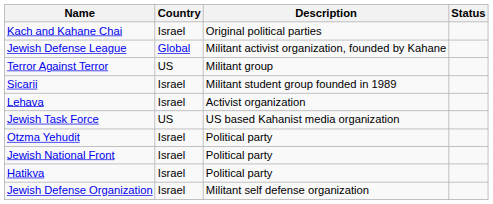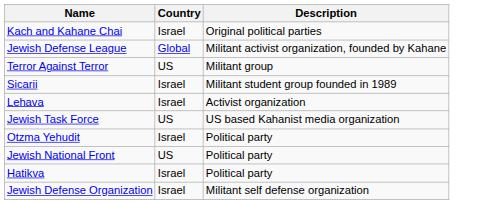- column: (468, 13)
(171, 155) Israel -> (166, 155) US
